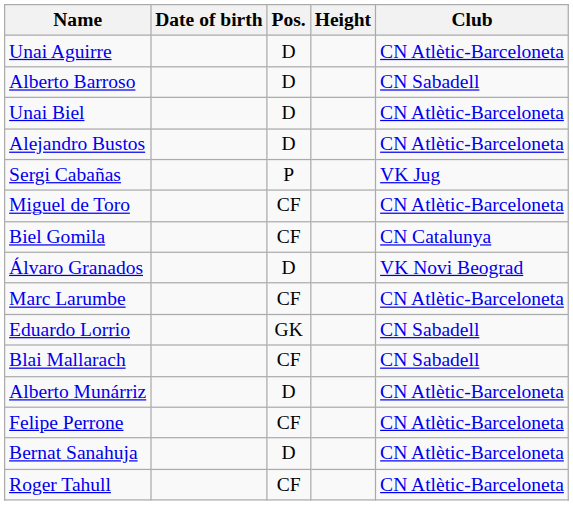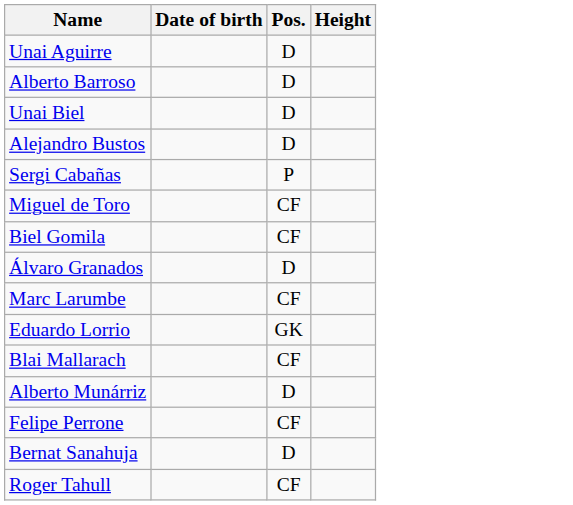- column: (472, 19)
